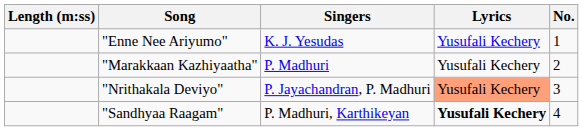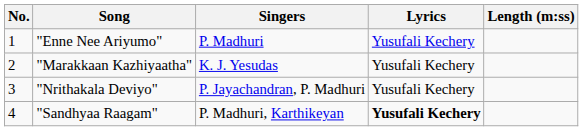columns swapped: (564, 16) <-> (51, 16)
(304, 41) K. J. Yesudas -> (231, 41) P. Madhuri
(297, 65) P. Madhuri -> (238, 65) K. J. Yesudas
(489, 89) lightsalmon background -> (423, 89) no background
